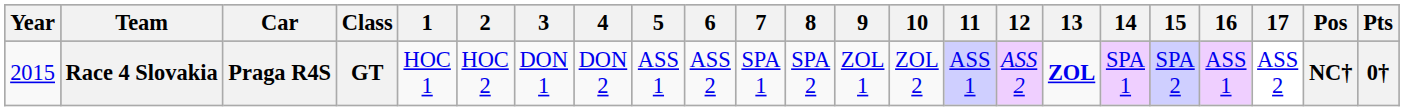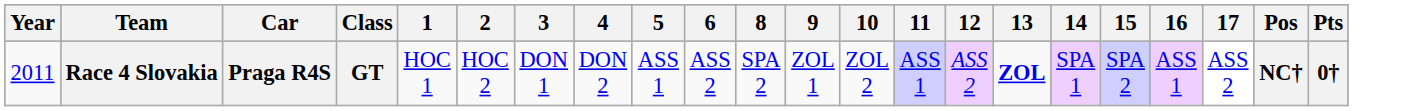- column: (761, 22)
(33, 72) 2015 -> (33, 72) 2011
